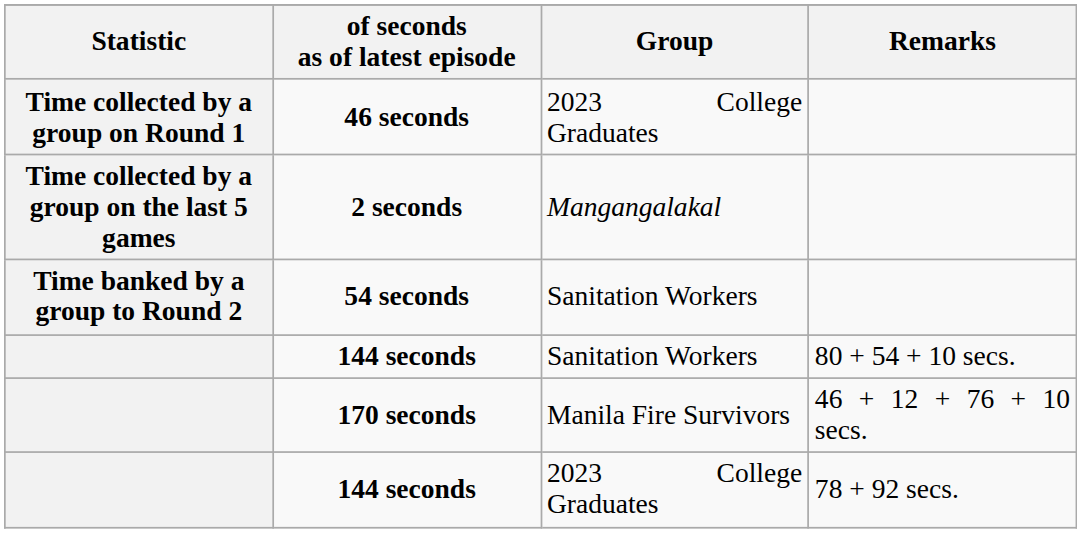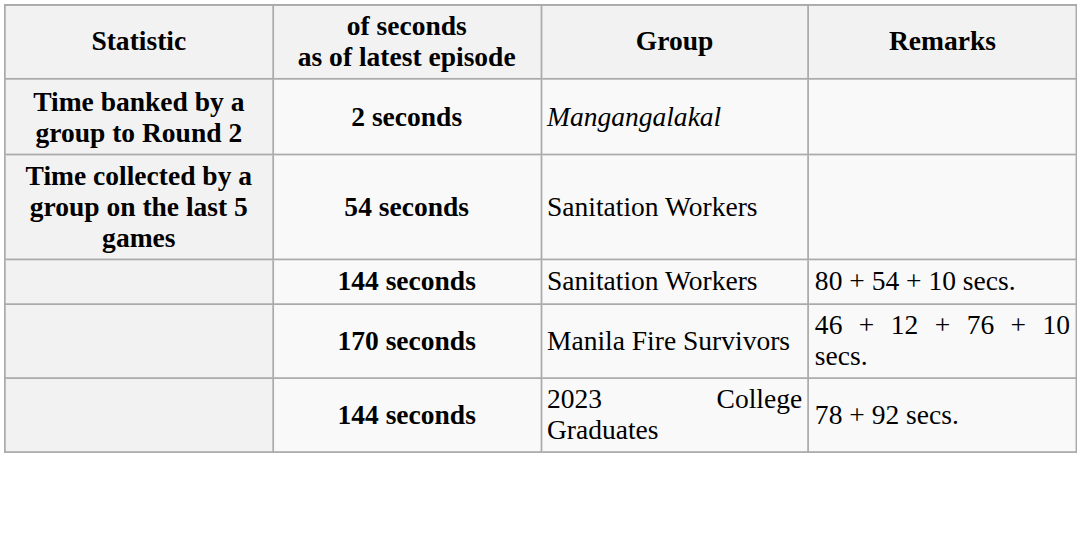- row: (407, 116)
(139, 206) Time collected by a group on the last 5 games -> (139, 116) Time banked by a group to Round 2
(139, 296) Time banked by a group to Round 2 -> (139, 206) Time collected by a group on the last 5 games
